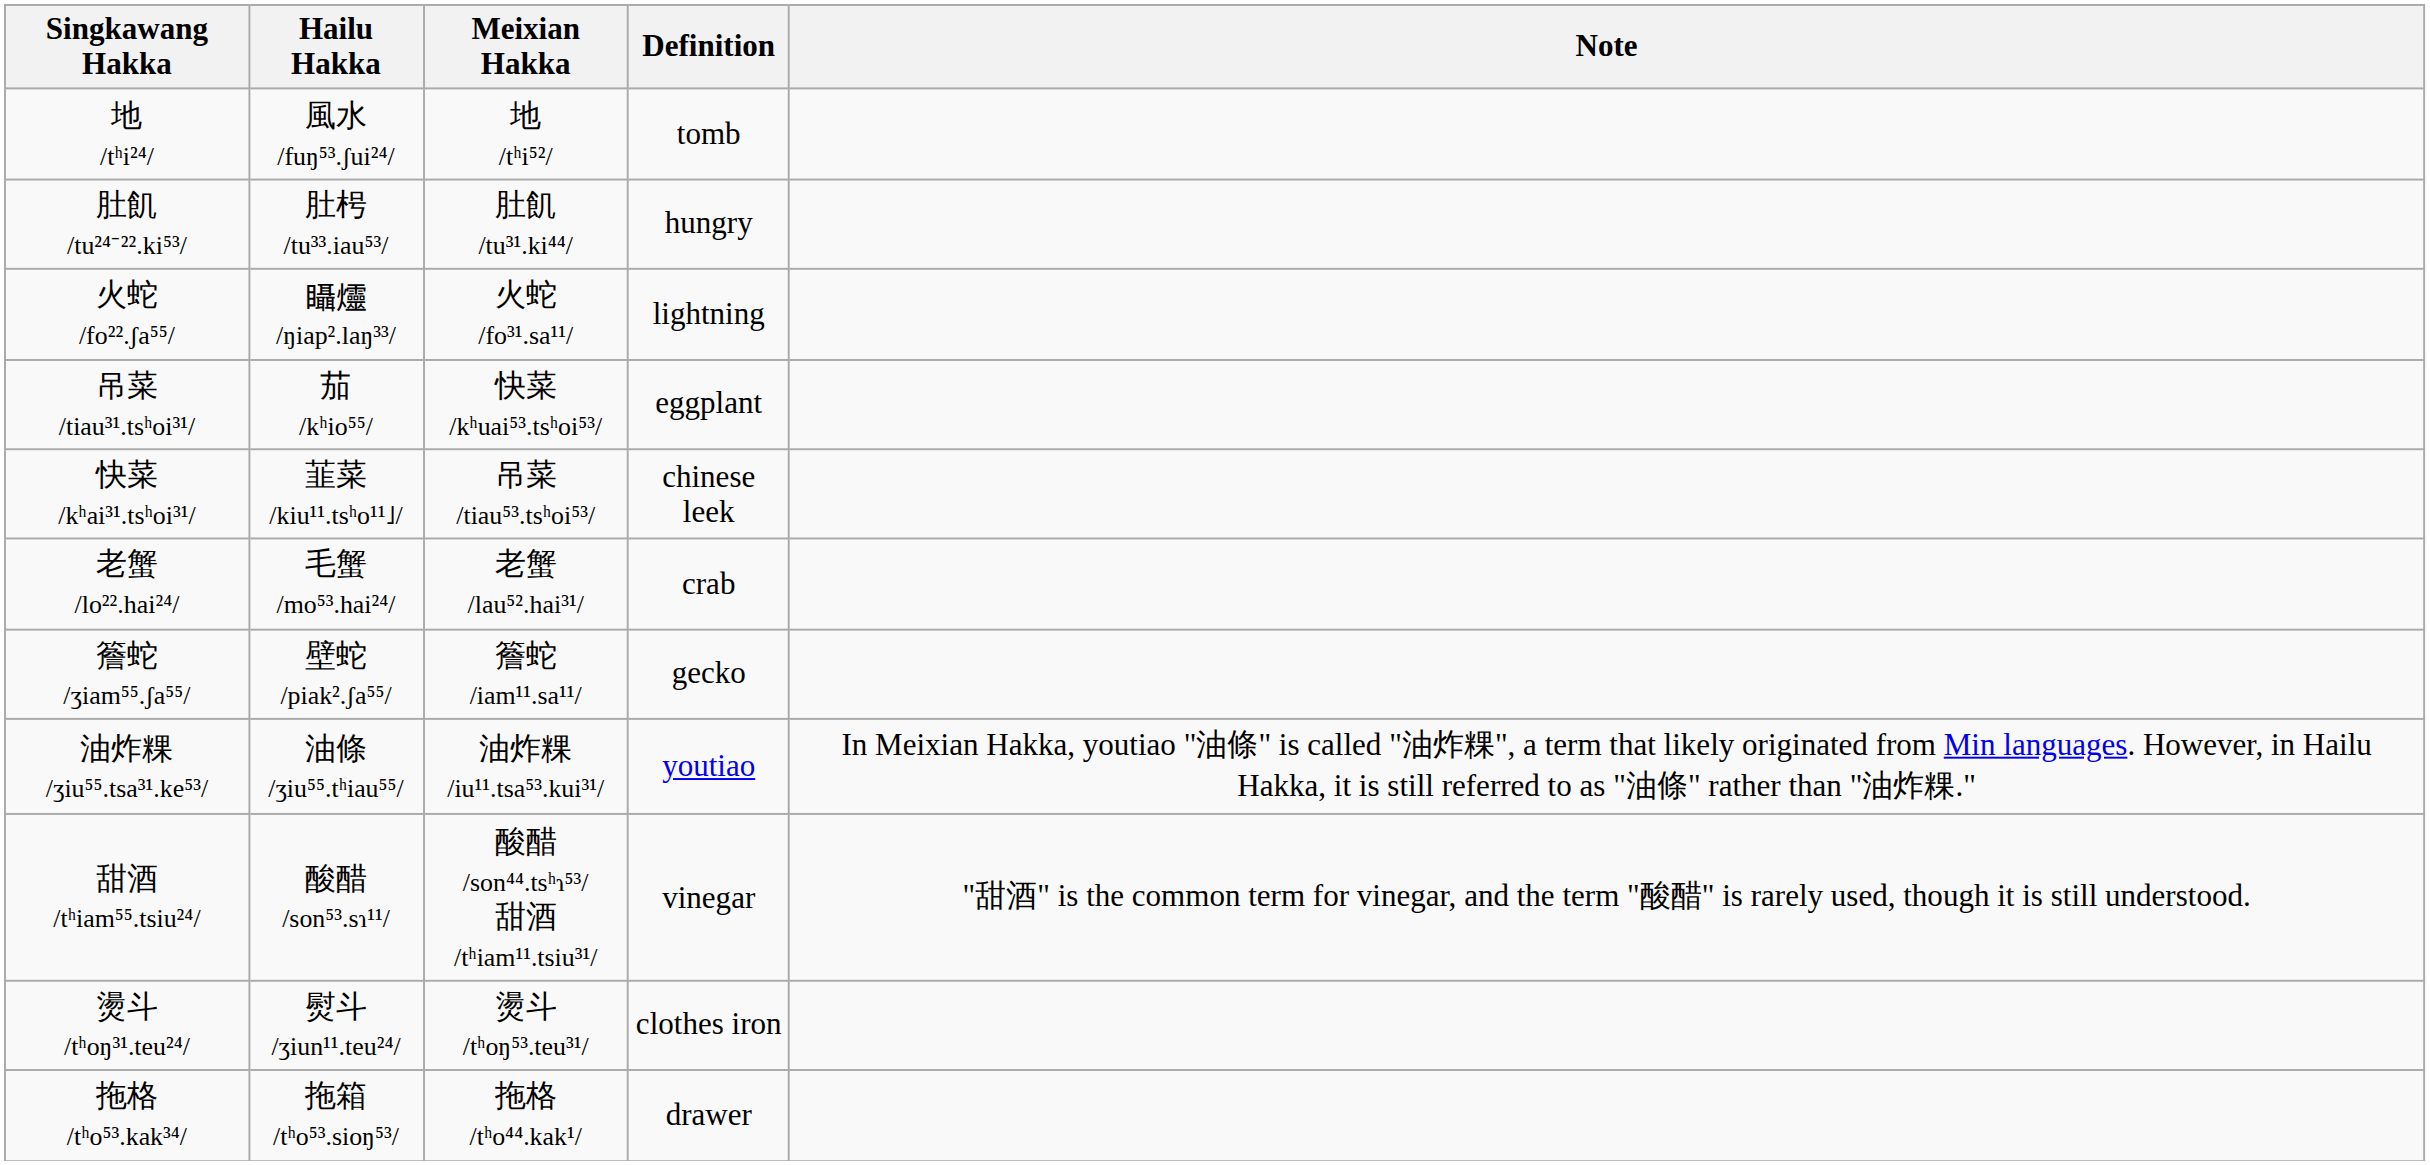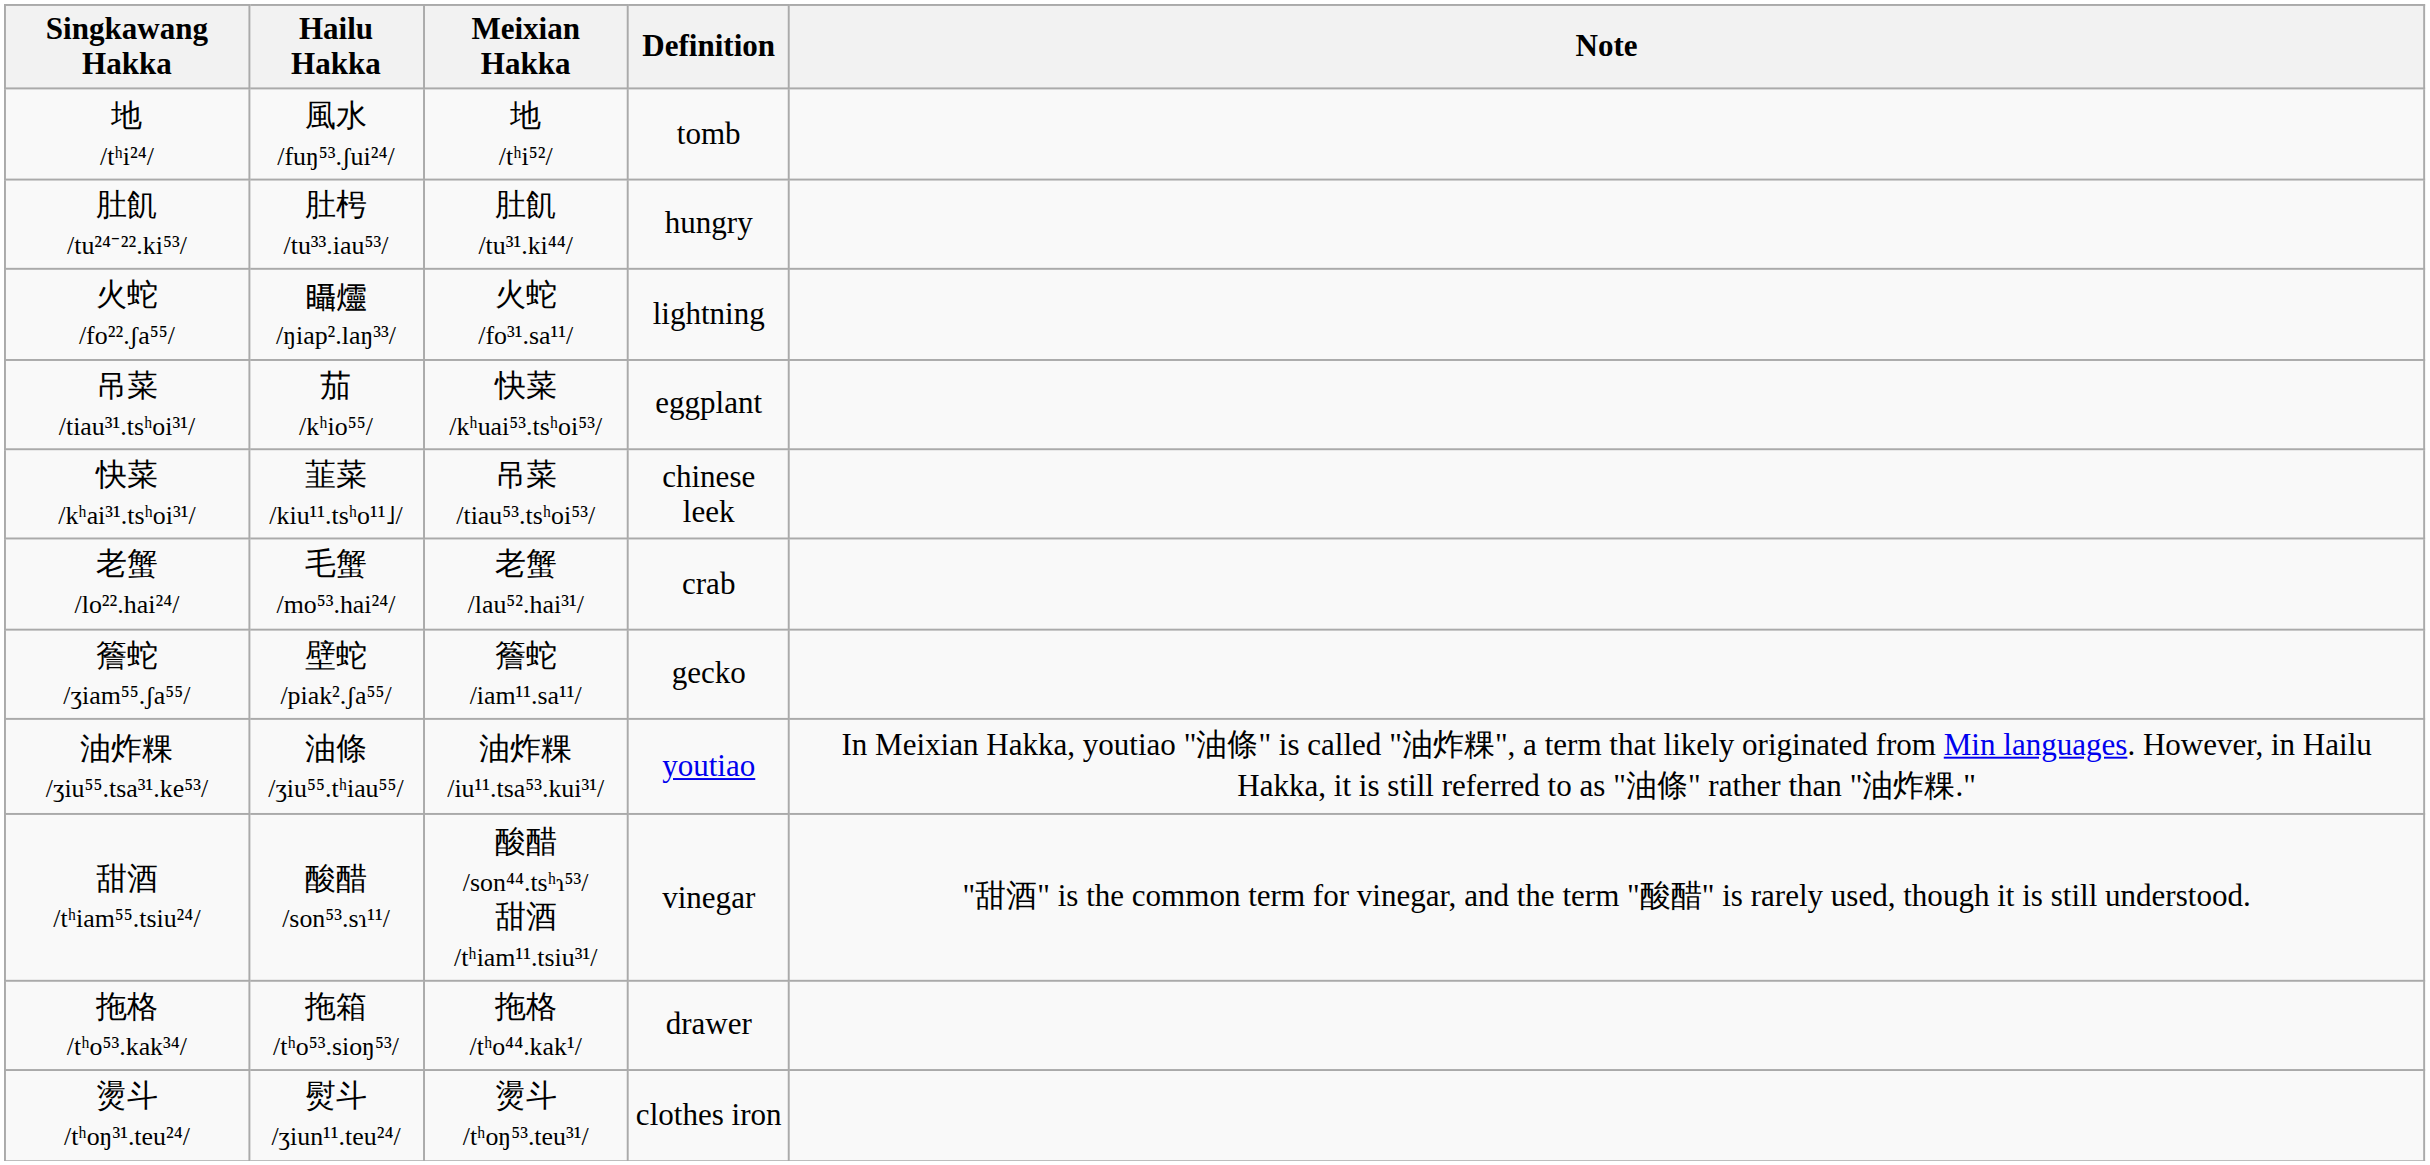rows swapped: (127, 1115) <-> (127, 1025)
